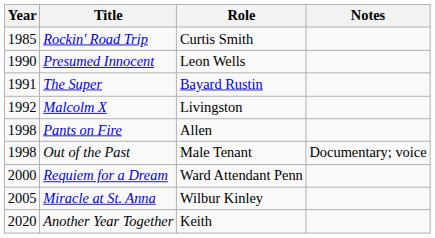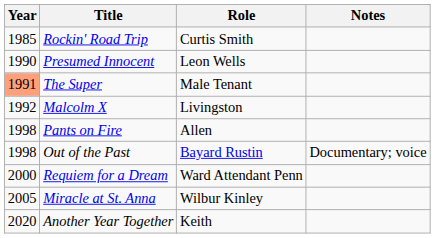(22, 84) no background -> (22, 84) lightsalmon background
(221, 84) Bayard Rustin -> (216, 84) Male Tenant
(216, 152) Male Tenant -> (221, 152) Bayard Rustin
